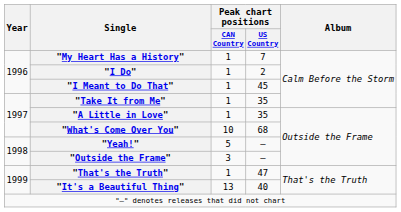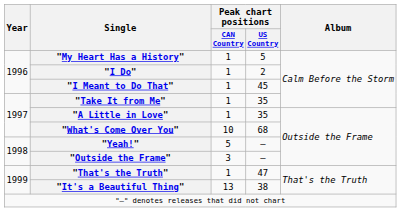(263, 57) 7 -> (263, 57) 5
(263, 187) 40 -> (263, 187) 38
